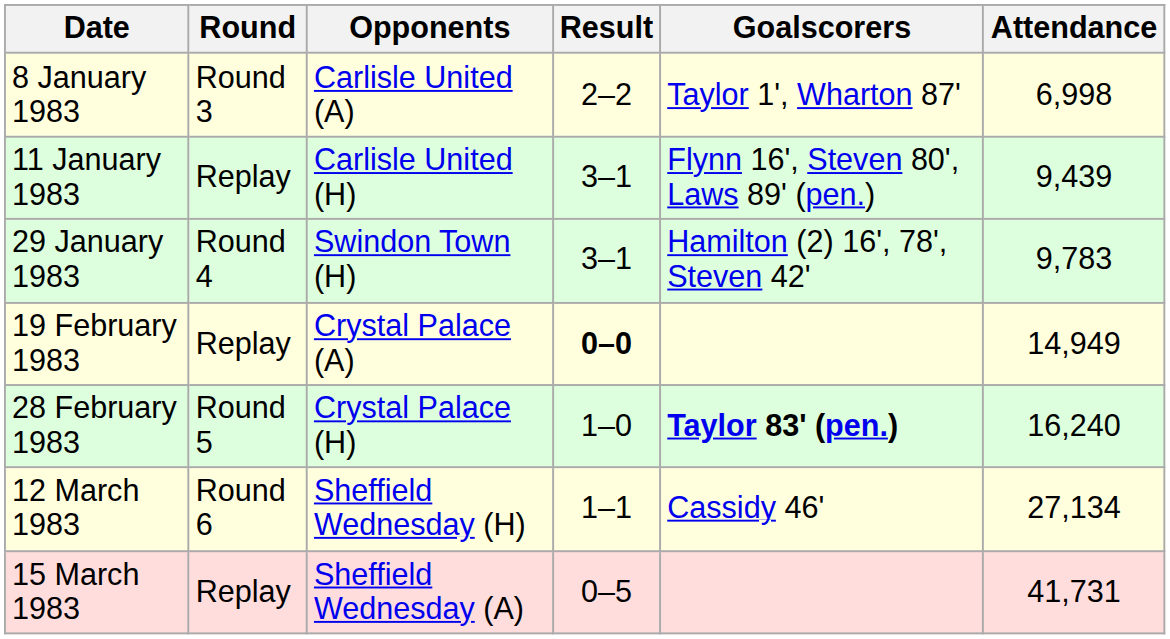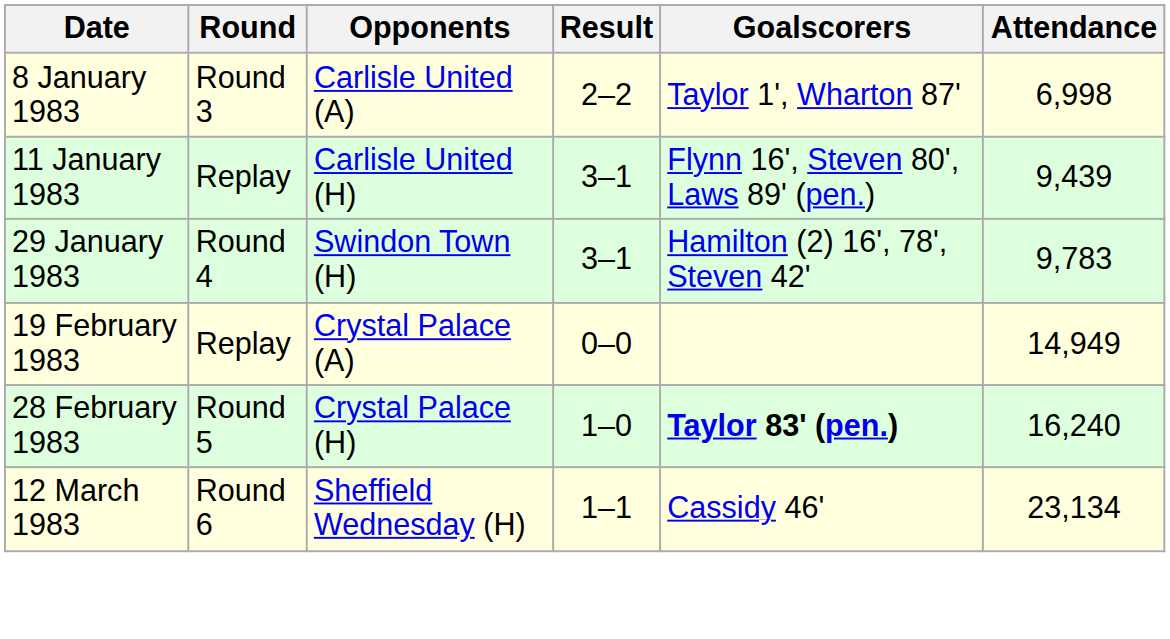(606, 342) bold -> (606, 342) normal
(1074, 508) 27,134 -> (1074, 508) 23,134
- row: (76, 591)
